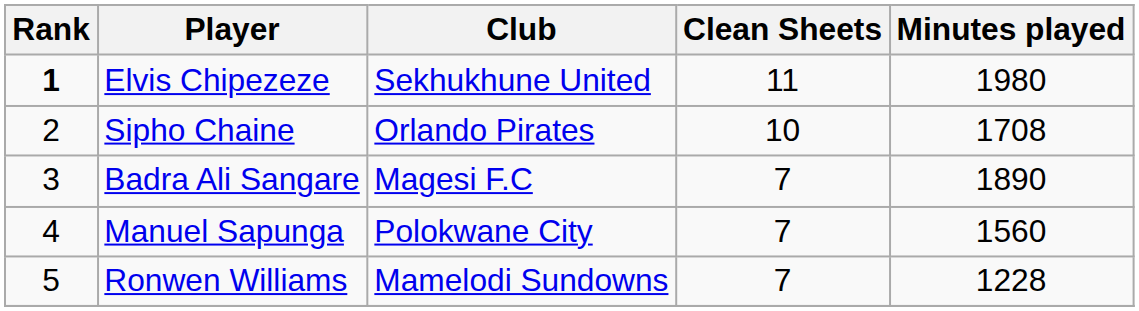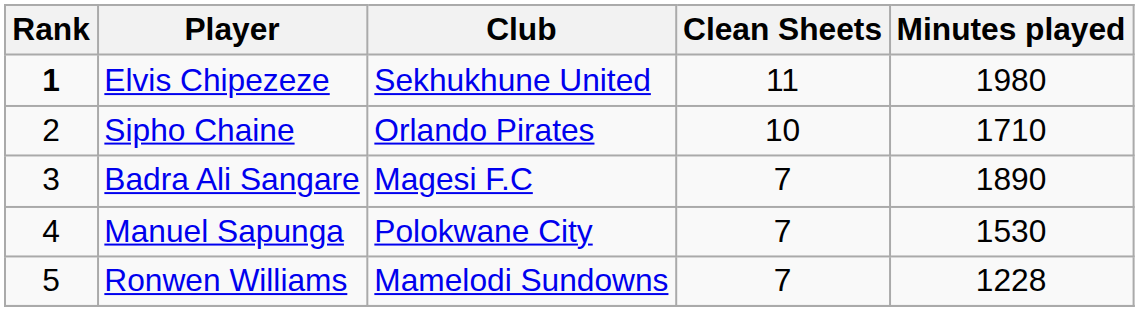(1011, 130) 1708 -> (1011, 130) 1710
(1011, 230) 1560 -> (1011, 230) 1530
